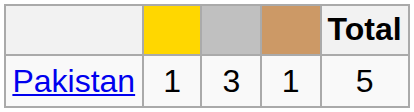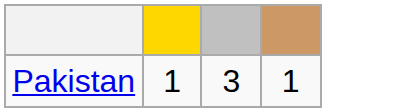- column: (365, 29)
